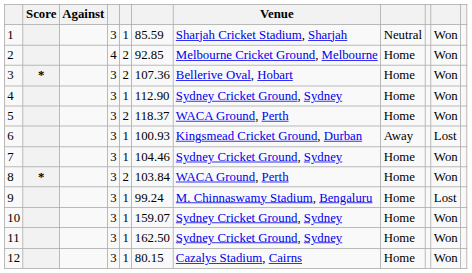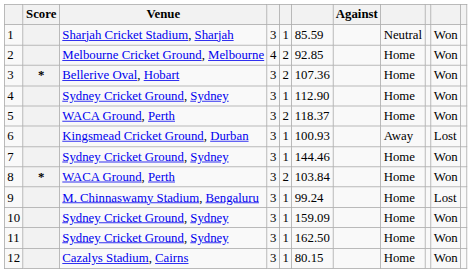columns swapped: (83, 14) <-> (277, 14)
(152, 156) 104.46 -> (312, 156) 144.46
(152, 217) 159.07 -> (312, 217) 159.09
